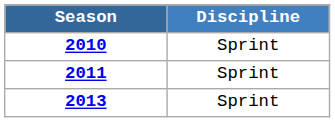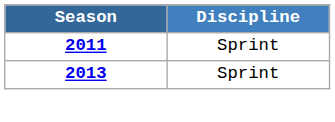- row: (86, 47)
